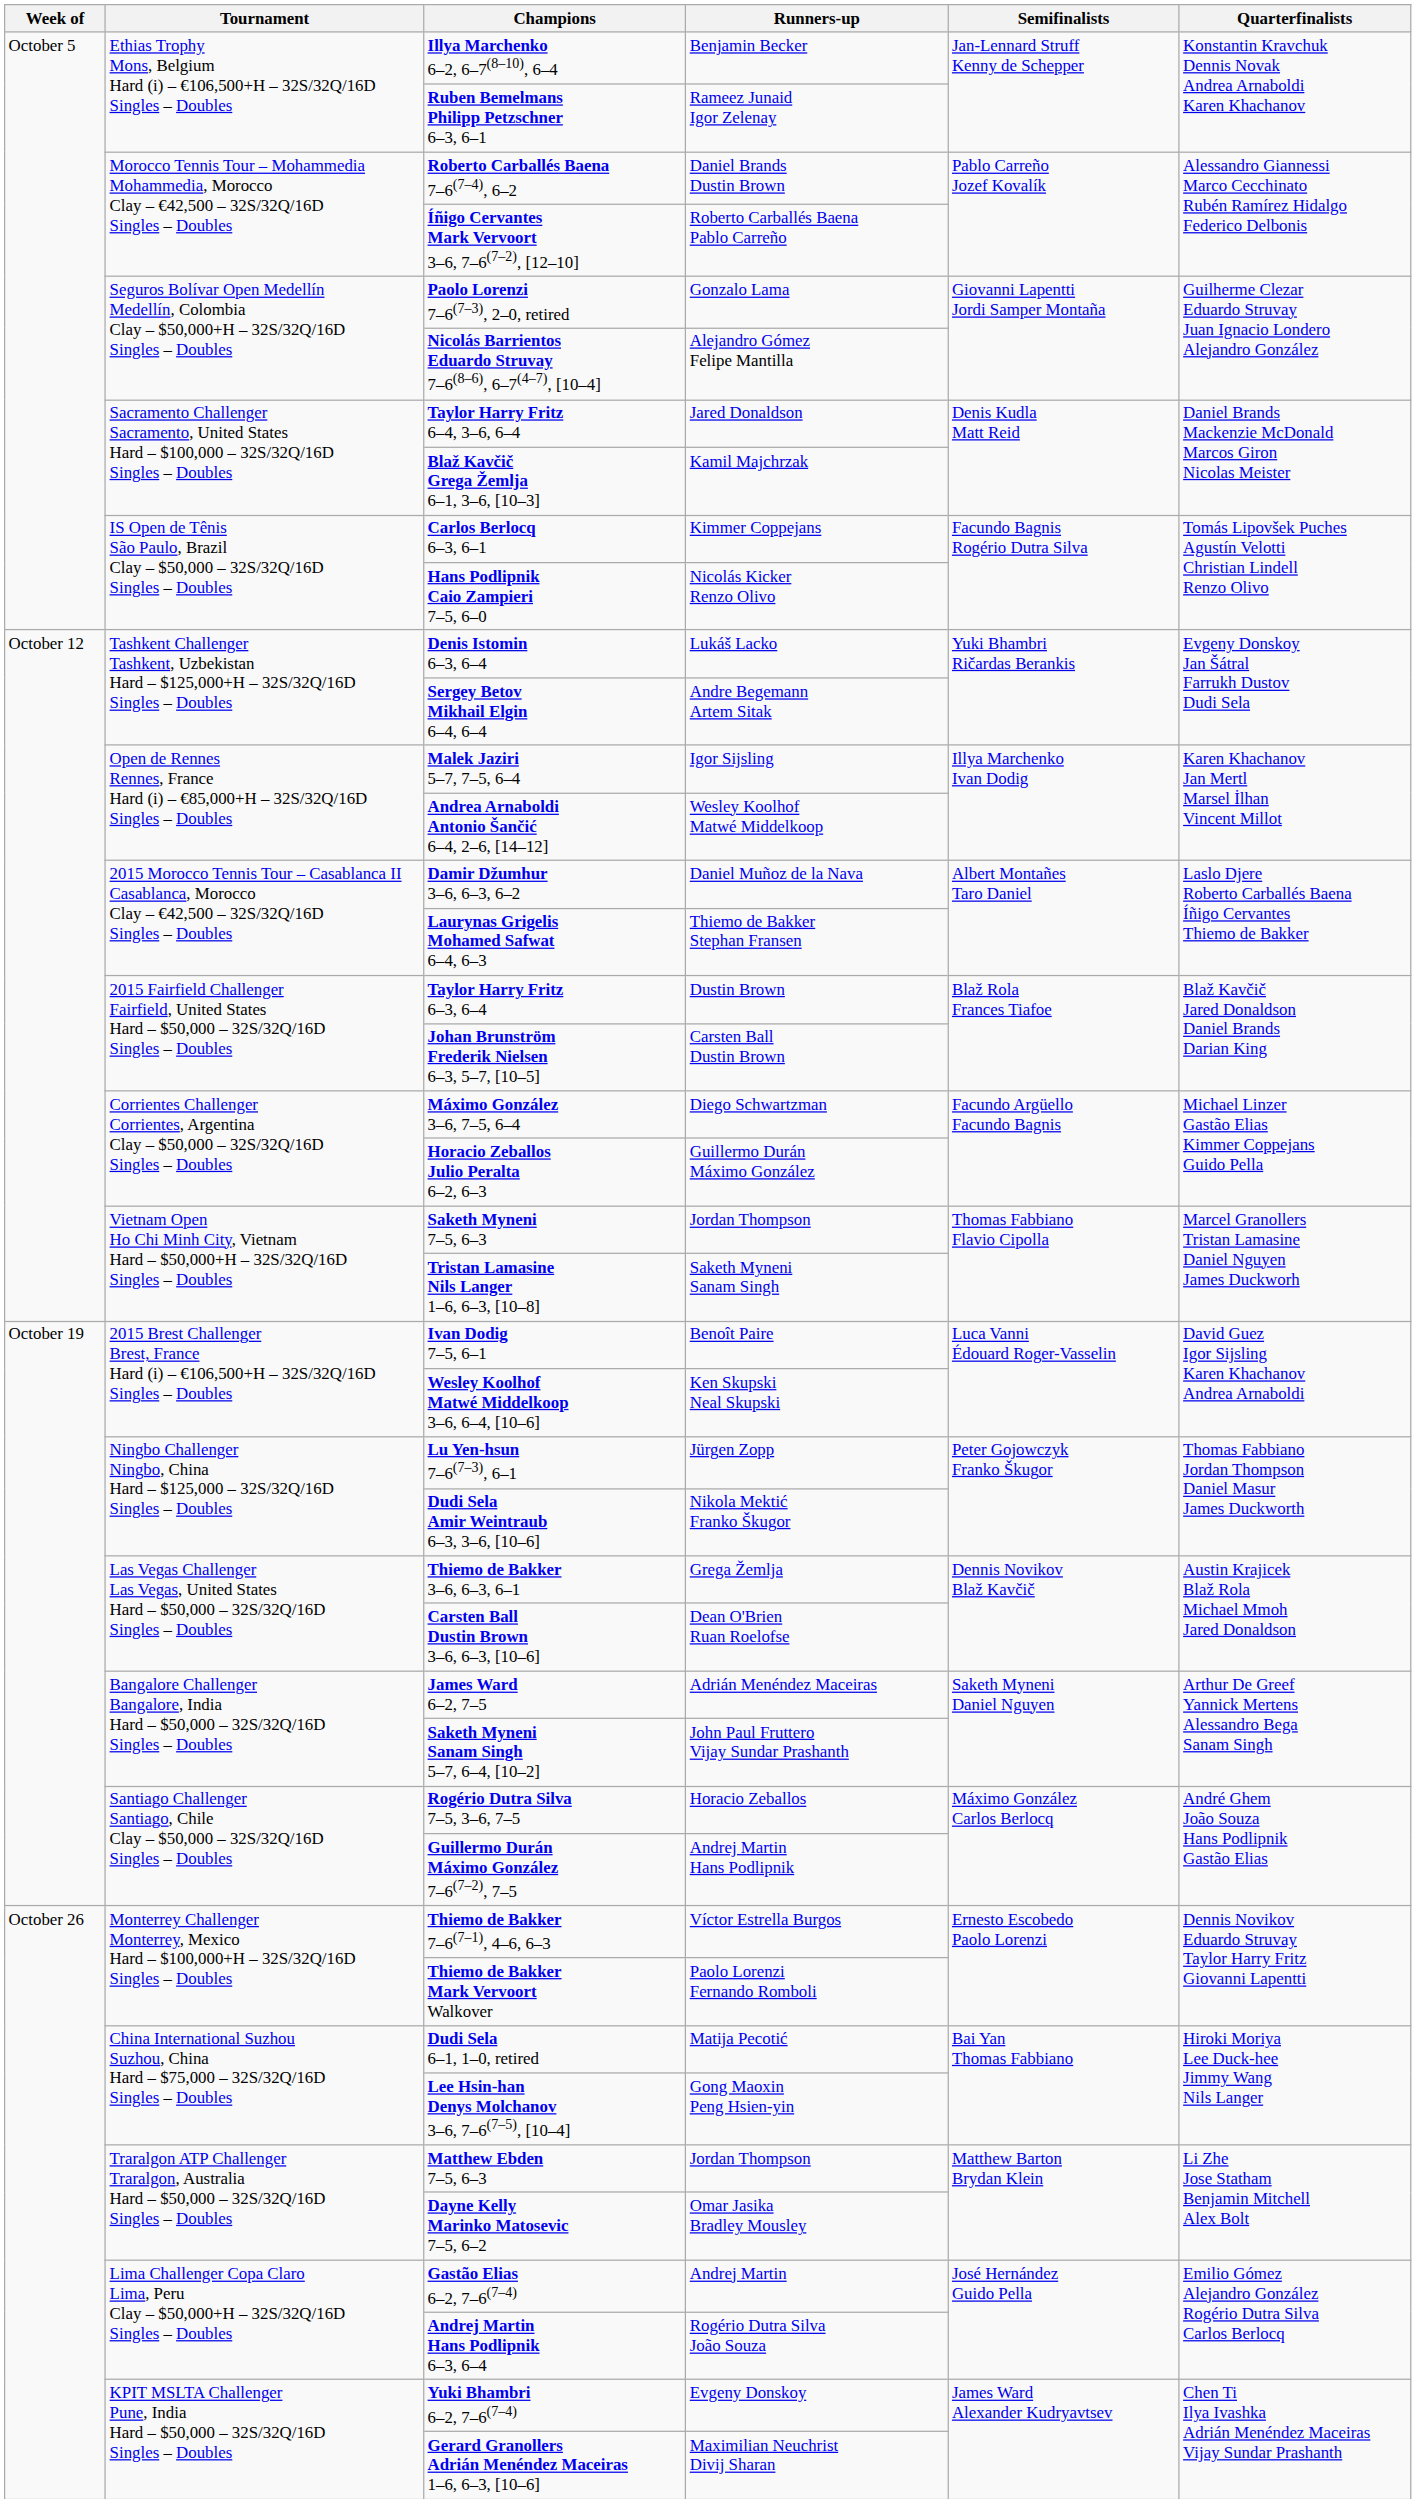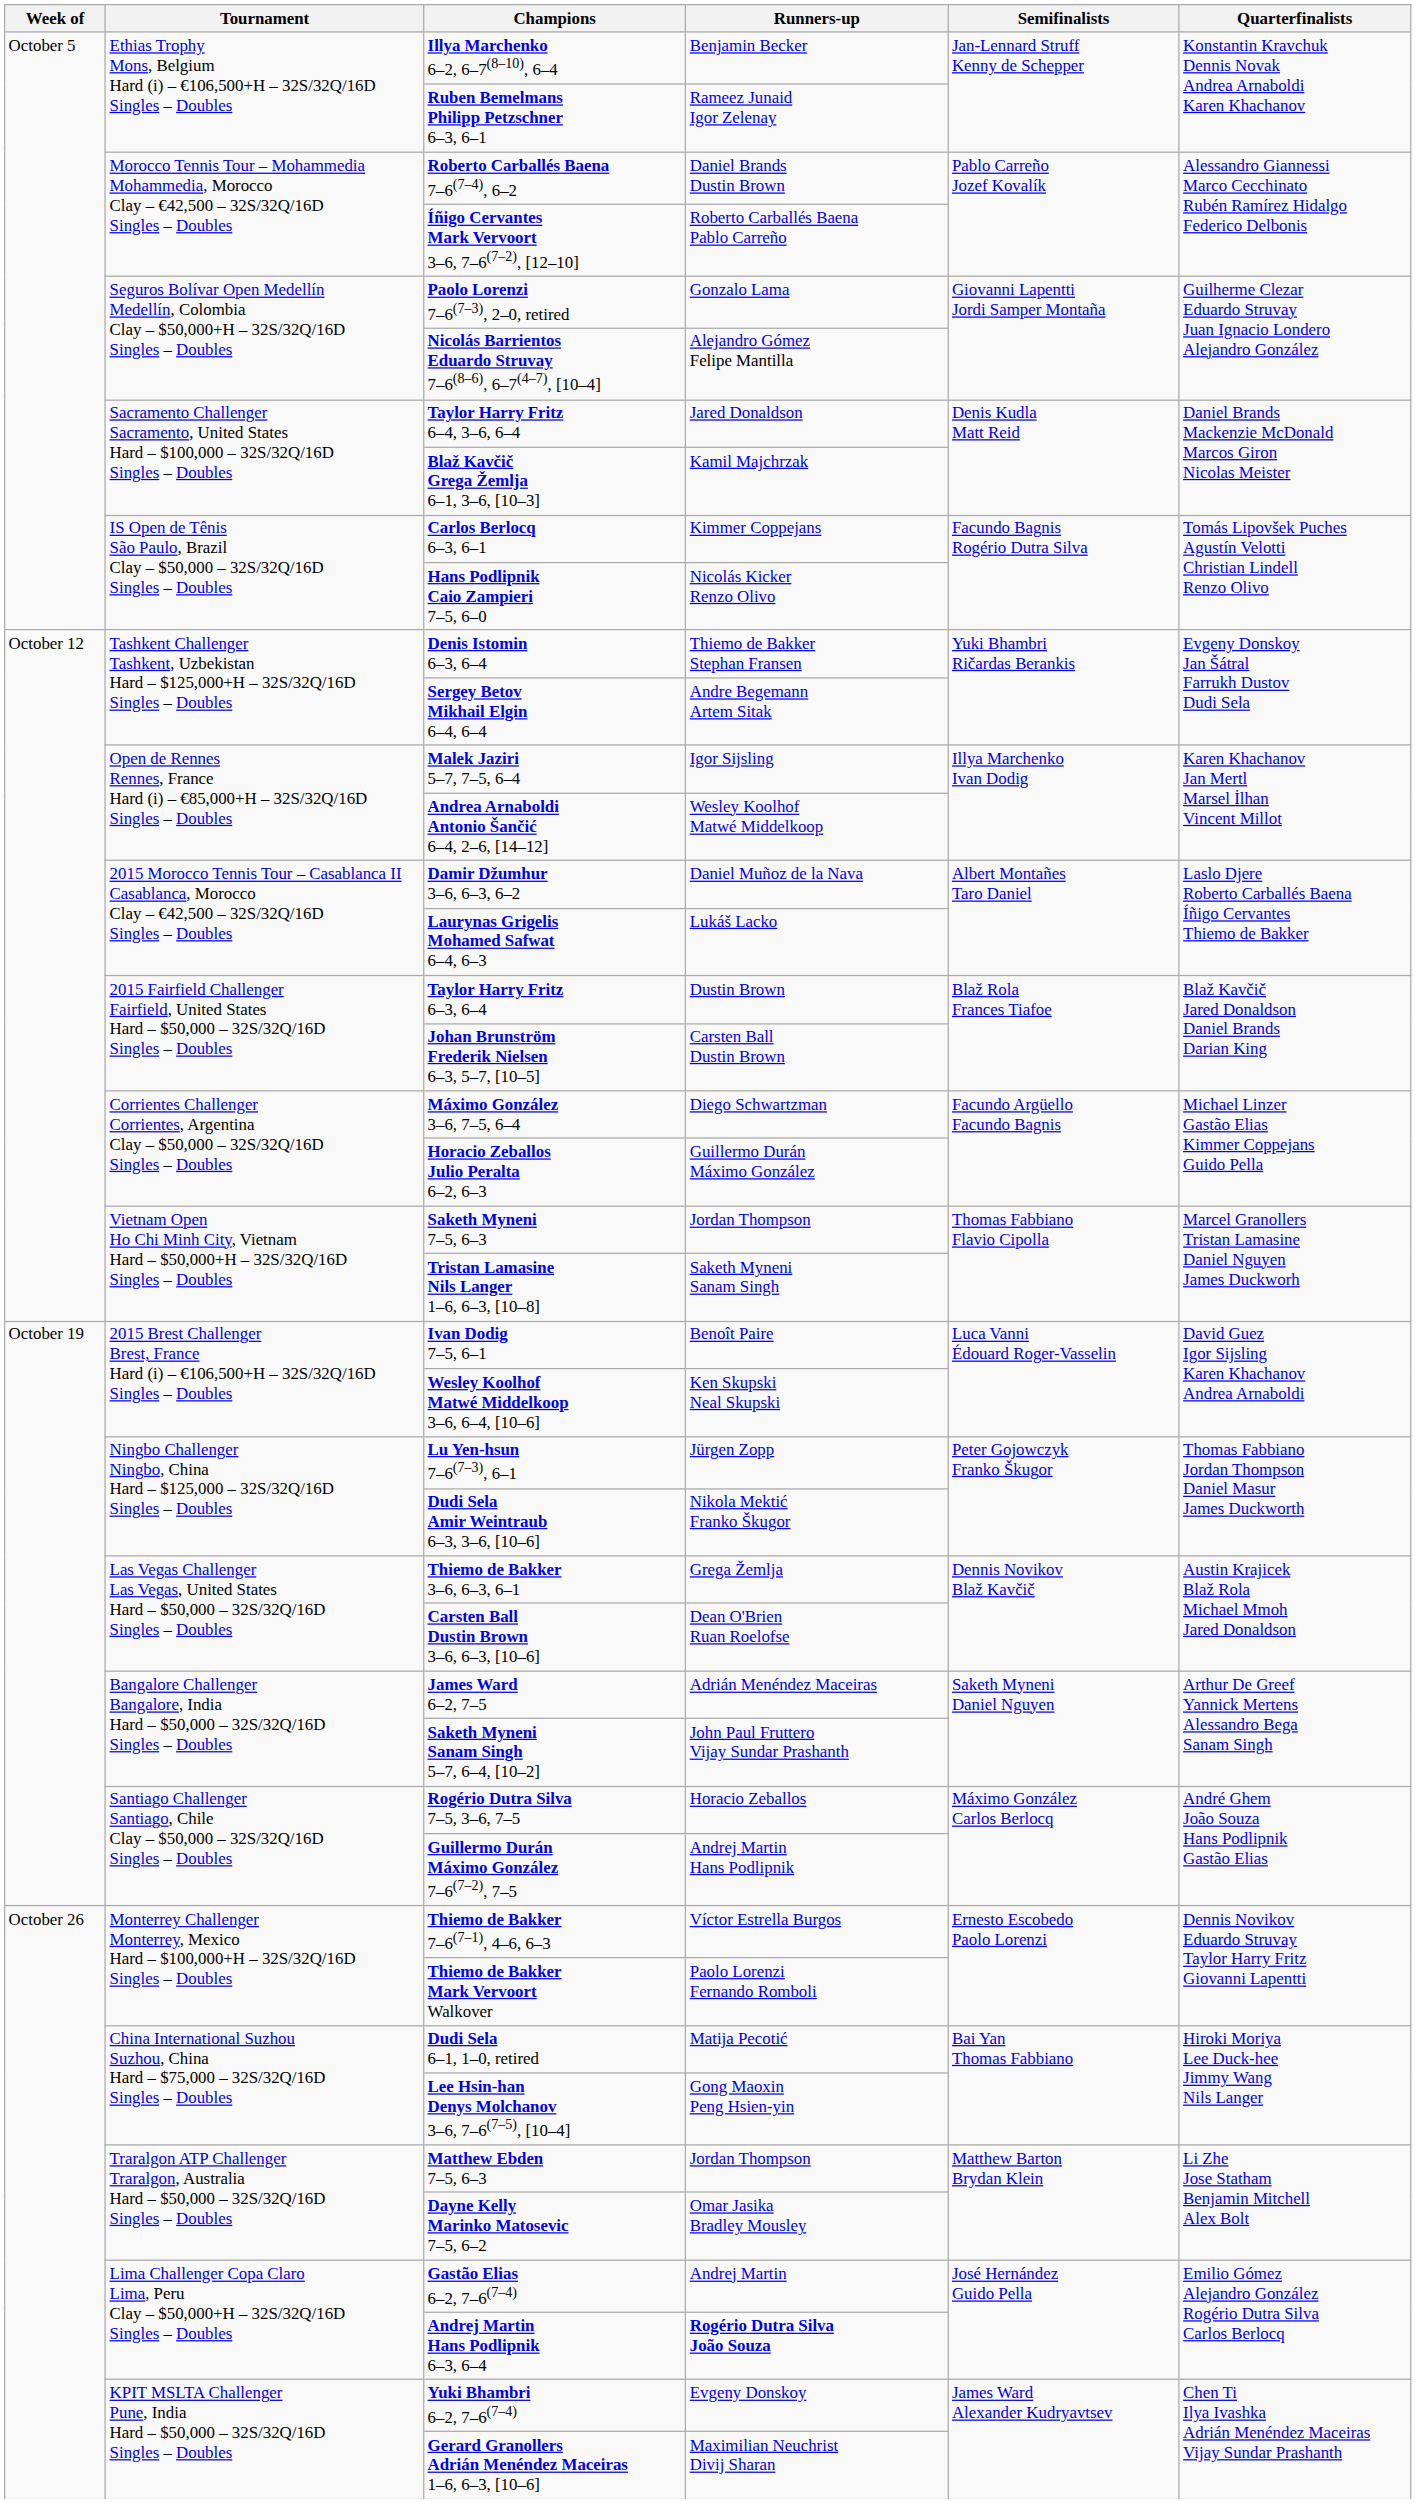(734, 643) Lukáš Lacko -> (752, 653) Thiemo de Bakker Stephan Fransen
(752, 931) Thiemo de Bakker Stephan Fransen -> (734, 921) Lukáš Lacko
(758, 2335) normal -> (762, 2335) bold
